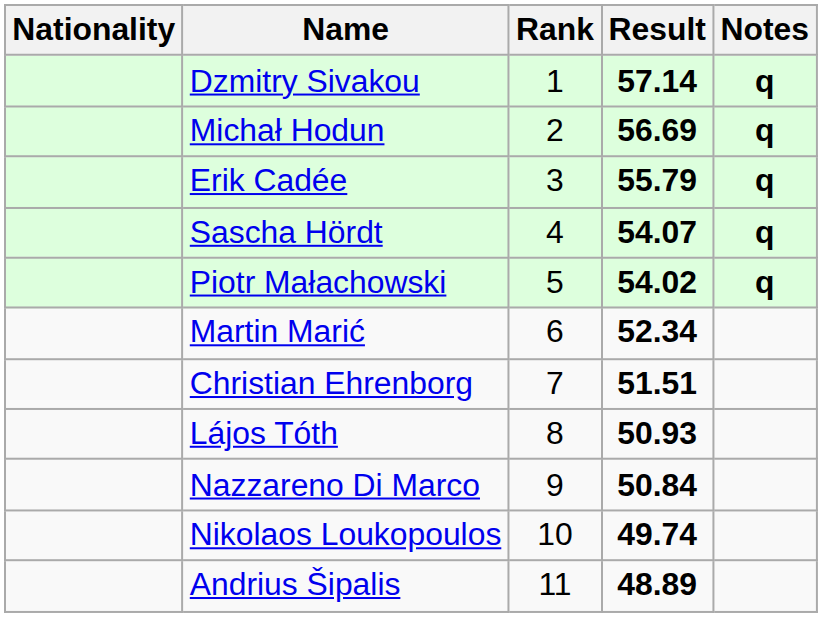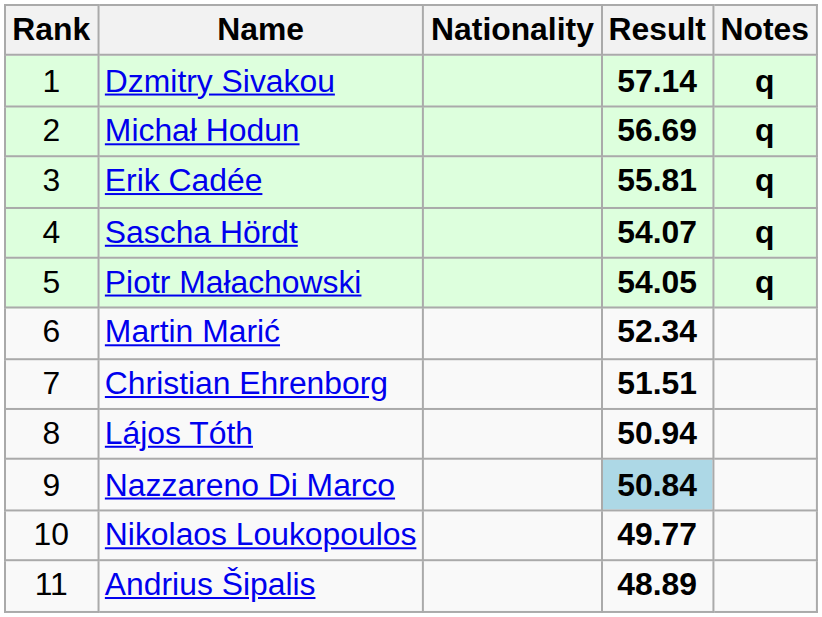columns swapped: (555, 29) <-> (94, 29)
(657, 181) 55.79 -> (657, 181) 55.81
(657, 282) 54.02 -> (657, 282) 54.05
(657, 433) 50.93 -> (657, 433) 50.94
(657, 484) no background -> (657, 484) lightblue background
(657, 534) 49.74 -> (657, 534) 49.77
